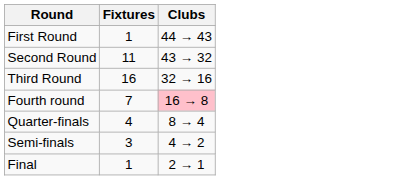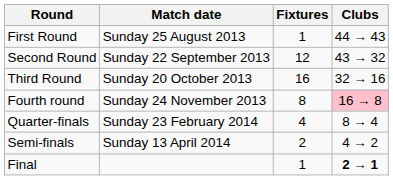+ column: (186, 15)
(129, 57) 11 -> (302, 57) 12
(129, 100) 7 -> (302, 100) 8
(129, 143) 3 -> (302, 143) 2
(187, 164) normal -> (360, 164) bold
